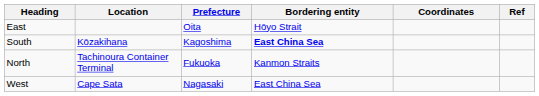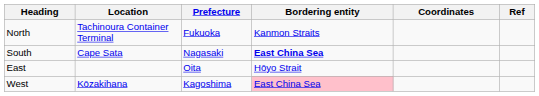rows swapped: (18, 63) <-> (16, 27)
(102, 42) Kōzakihana -> (100, 53) Cape Sata
(207, 42) Kagoshima -> (203, 53) Nagasaki
(100, 83) Cape Sata -> (102, 83) Kōzakihana
(203, 83) Nagasaki -> (207, 83) Kagoshima
(287, 83) no background -> (287, 83) pink background
